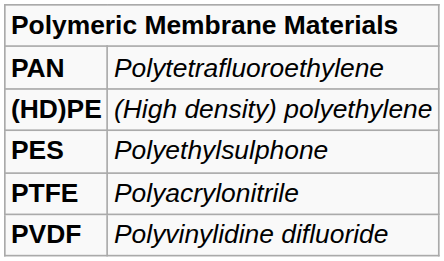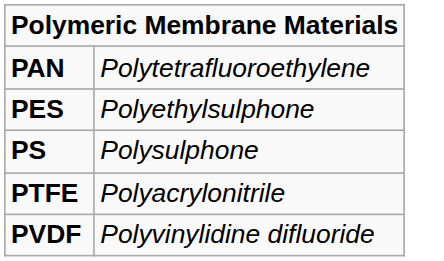- row: (56, 109)
+ row: (29, 151)
